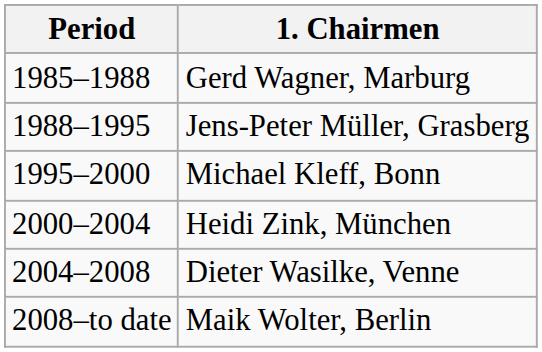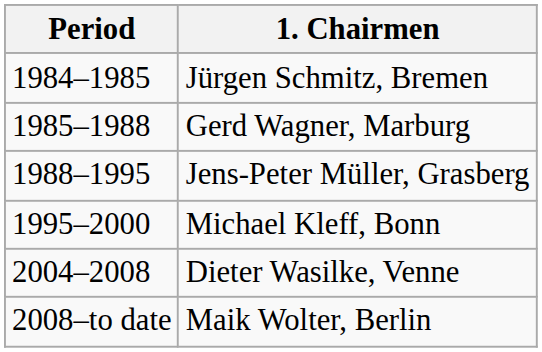+ row: (337, 77)
- row: (318, 223)
